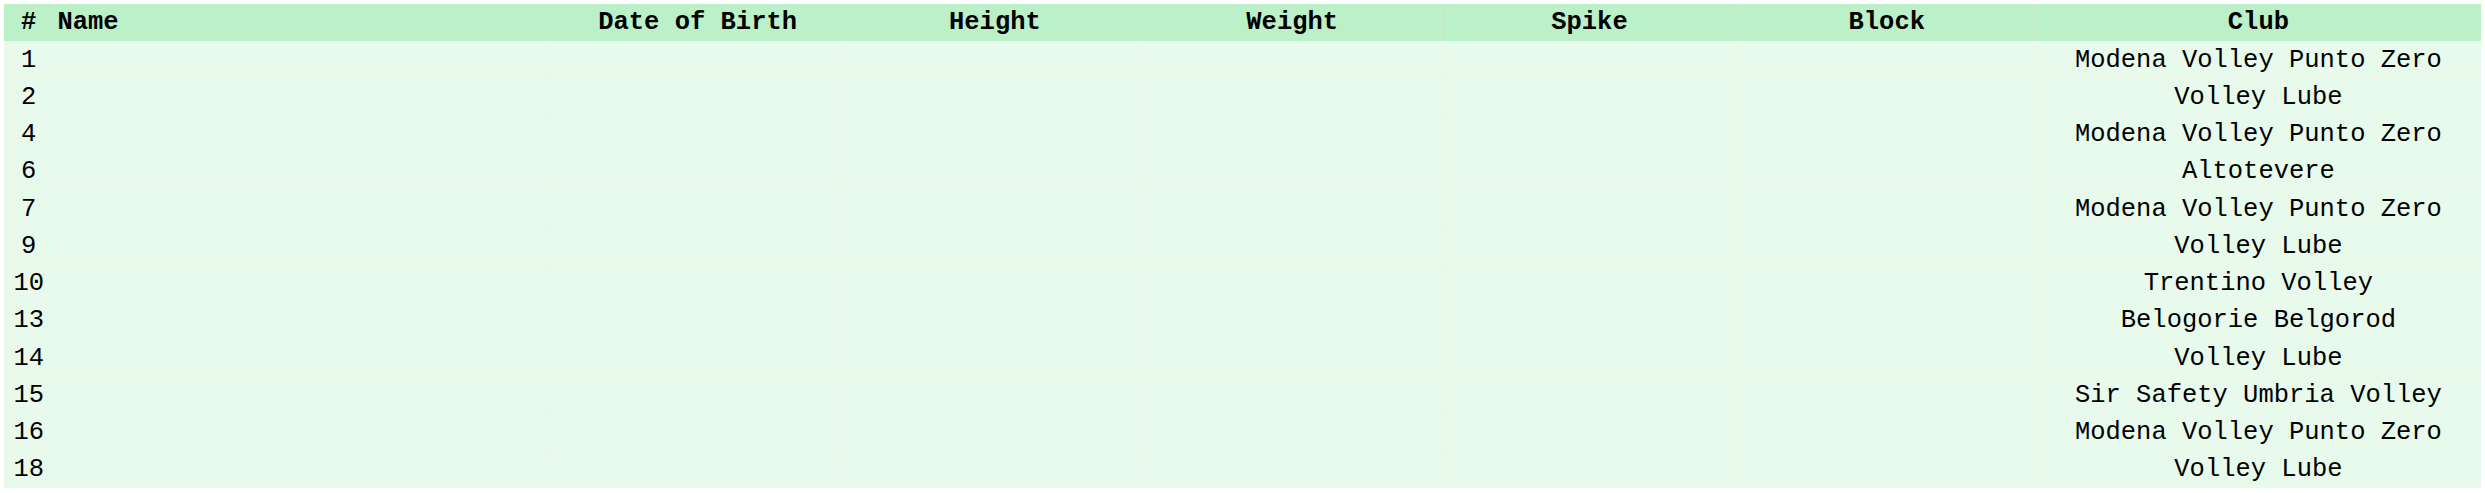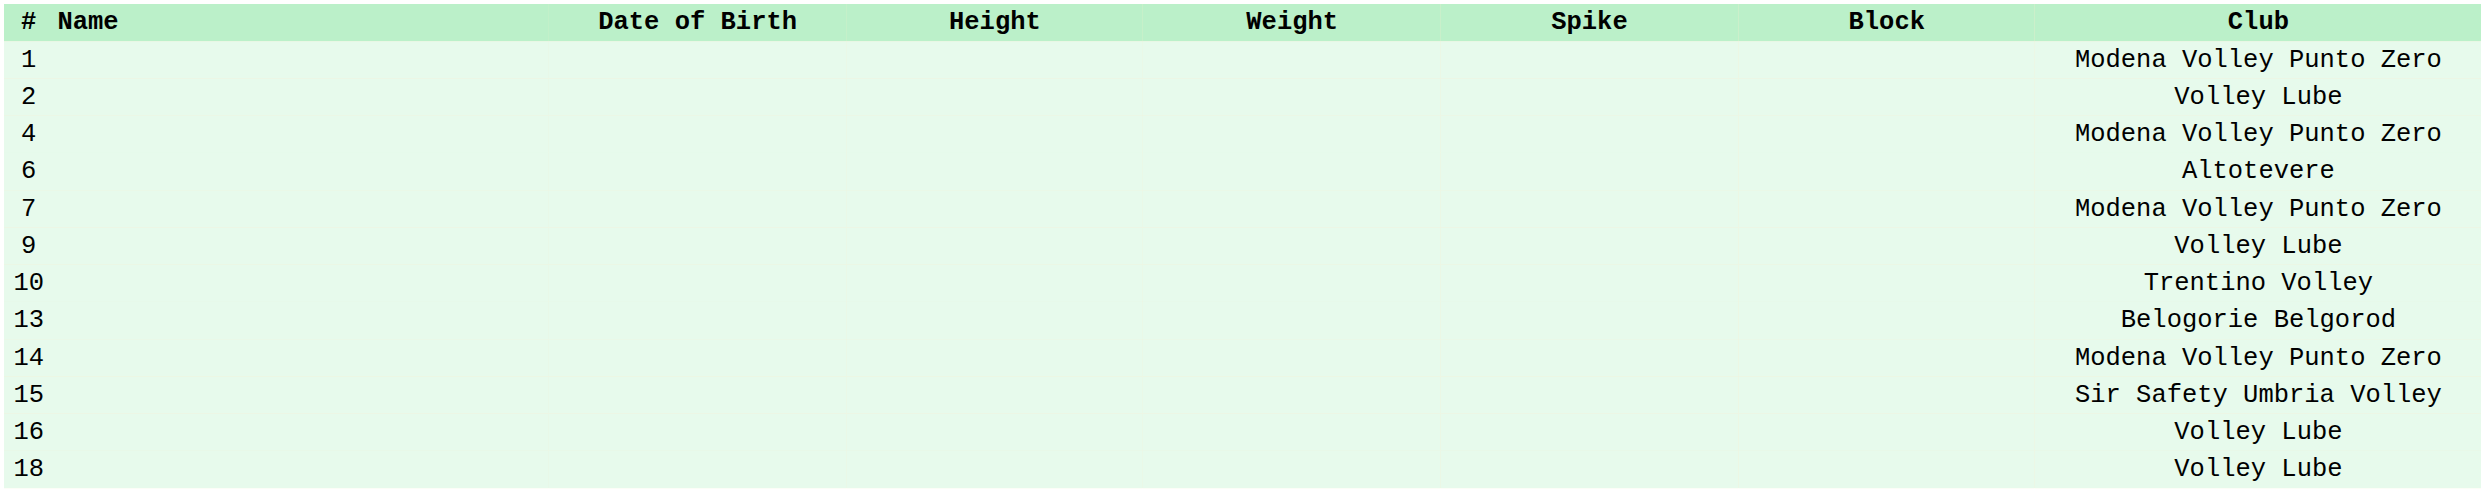(2258, 358) Volley Lube -> (2258, 358) Modena Volley Punto Zero
(2258, 432) Modena Volley Punto Zero -> (2258, 432) Volley Lube
